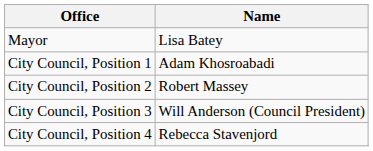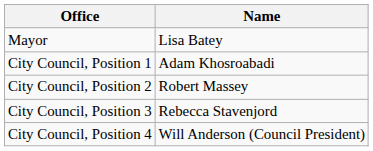(262, 110) Will Anderson (Council President) -> (218, 110) Rebecca Stavenjord
(218, 134) Rebecca Stavenjord -> (262, 134) Will Anderson (Council President)
